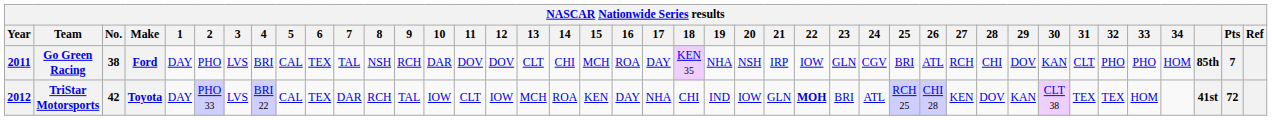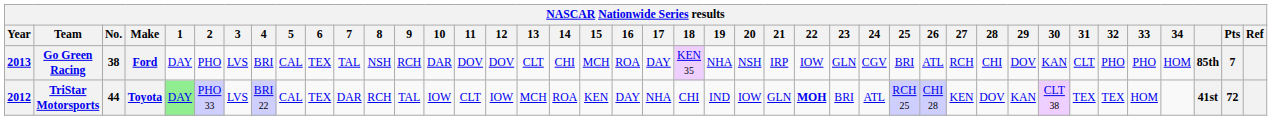(19, 62) 2011 -> (19, 62) 2013
(114, 97) 42 -> (114, 97) 44
(180, 97) no background -> (180, 97) lightgreen background
